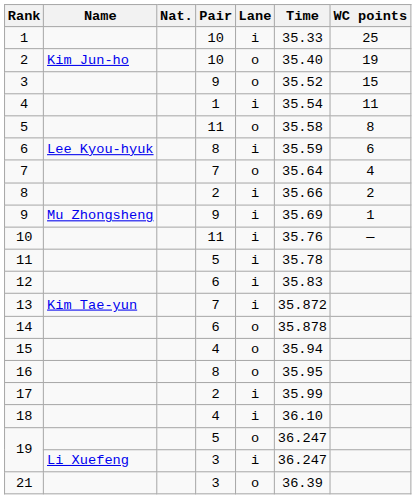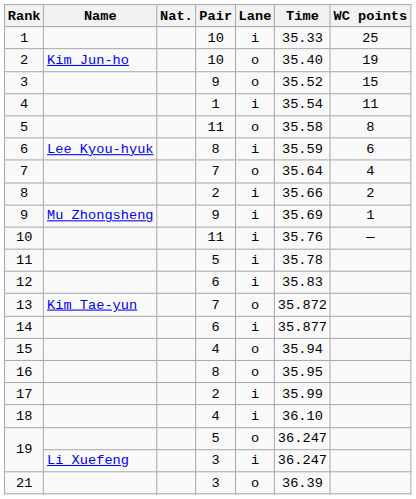(255, 305) i -> (255, 305) o
(255, 327) o -> (255, 327) i
(302, 327) 35.878 -> (302, 327) 35.877
